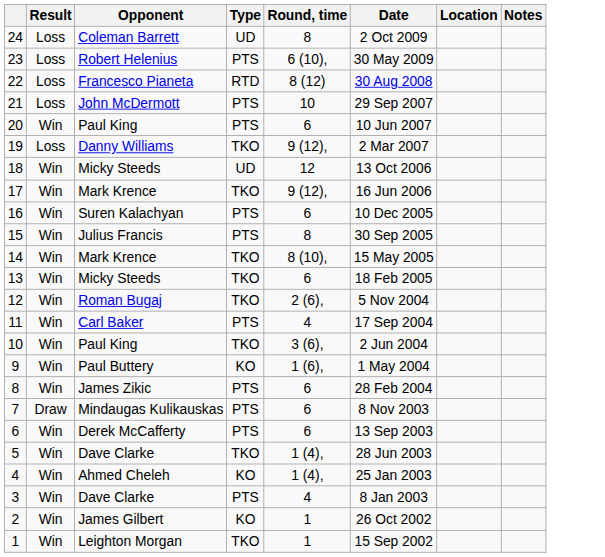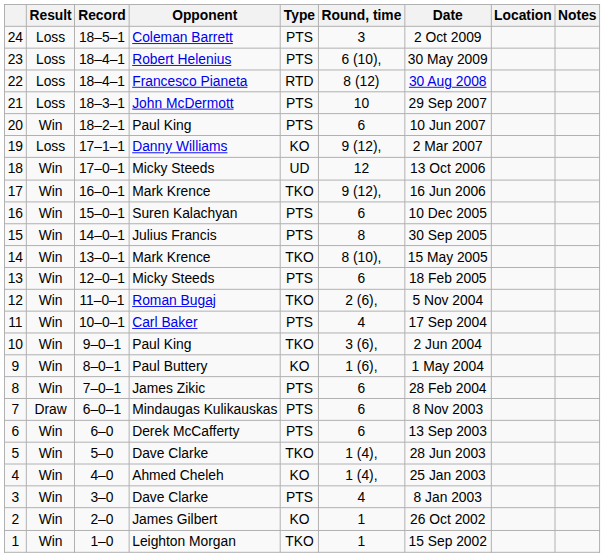+ column: (102, 16)
(245, 37) UD -> (299, 37) PTS
(307, 37) 8 -> (361, 37) 3
(245, 147) TKO -> (299, 147) KO
(245, 278) TKO -> (299, 278) PTS
